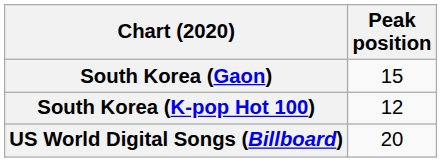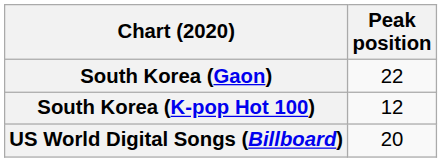(392, 75) 15 -> (392, 75) 22
